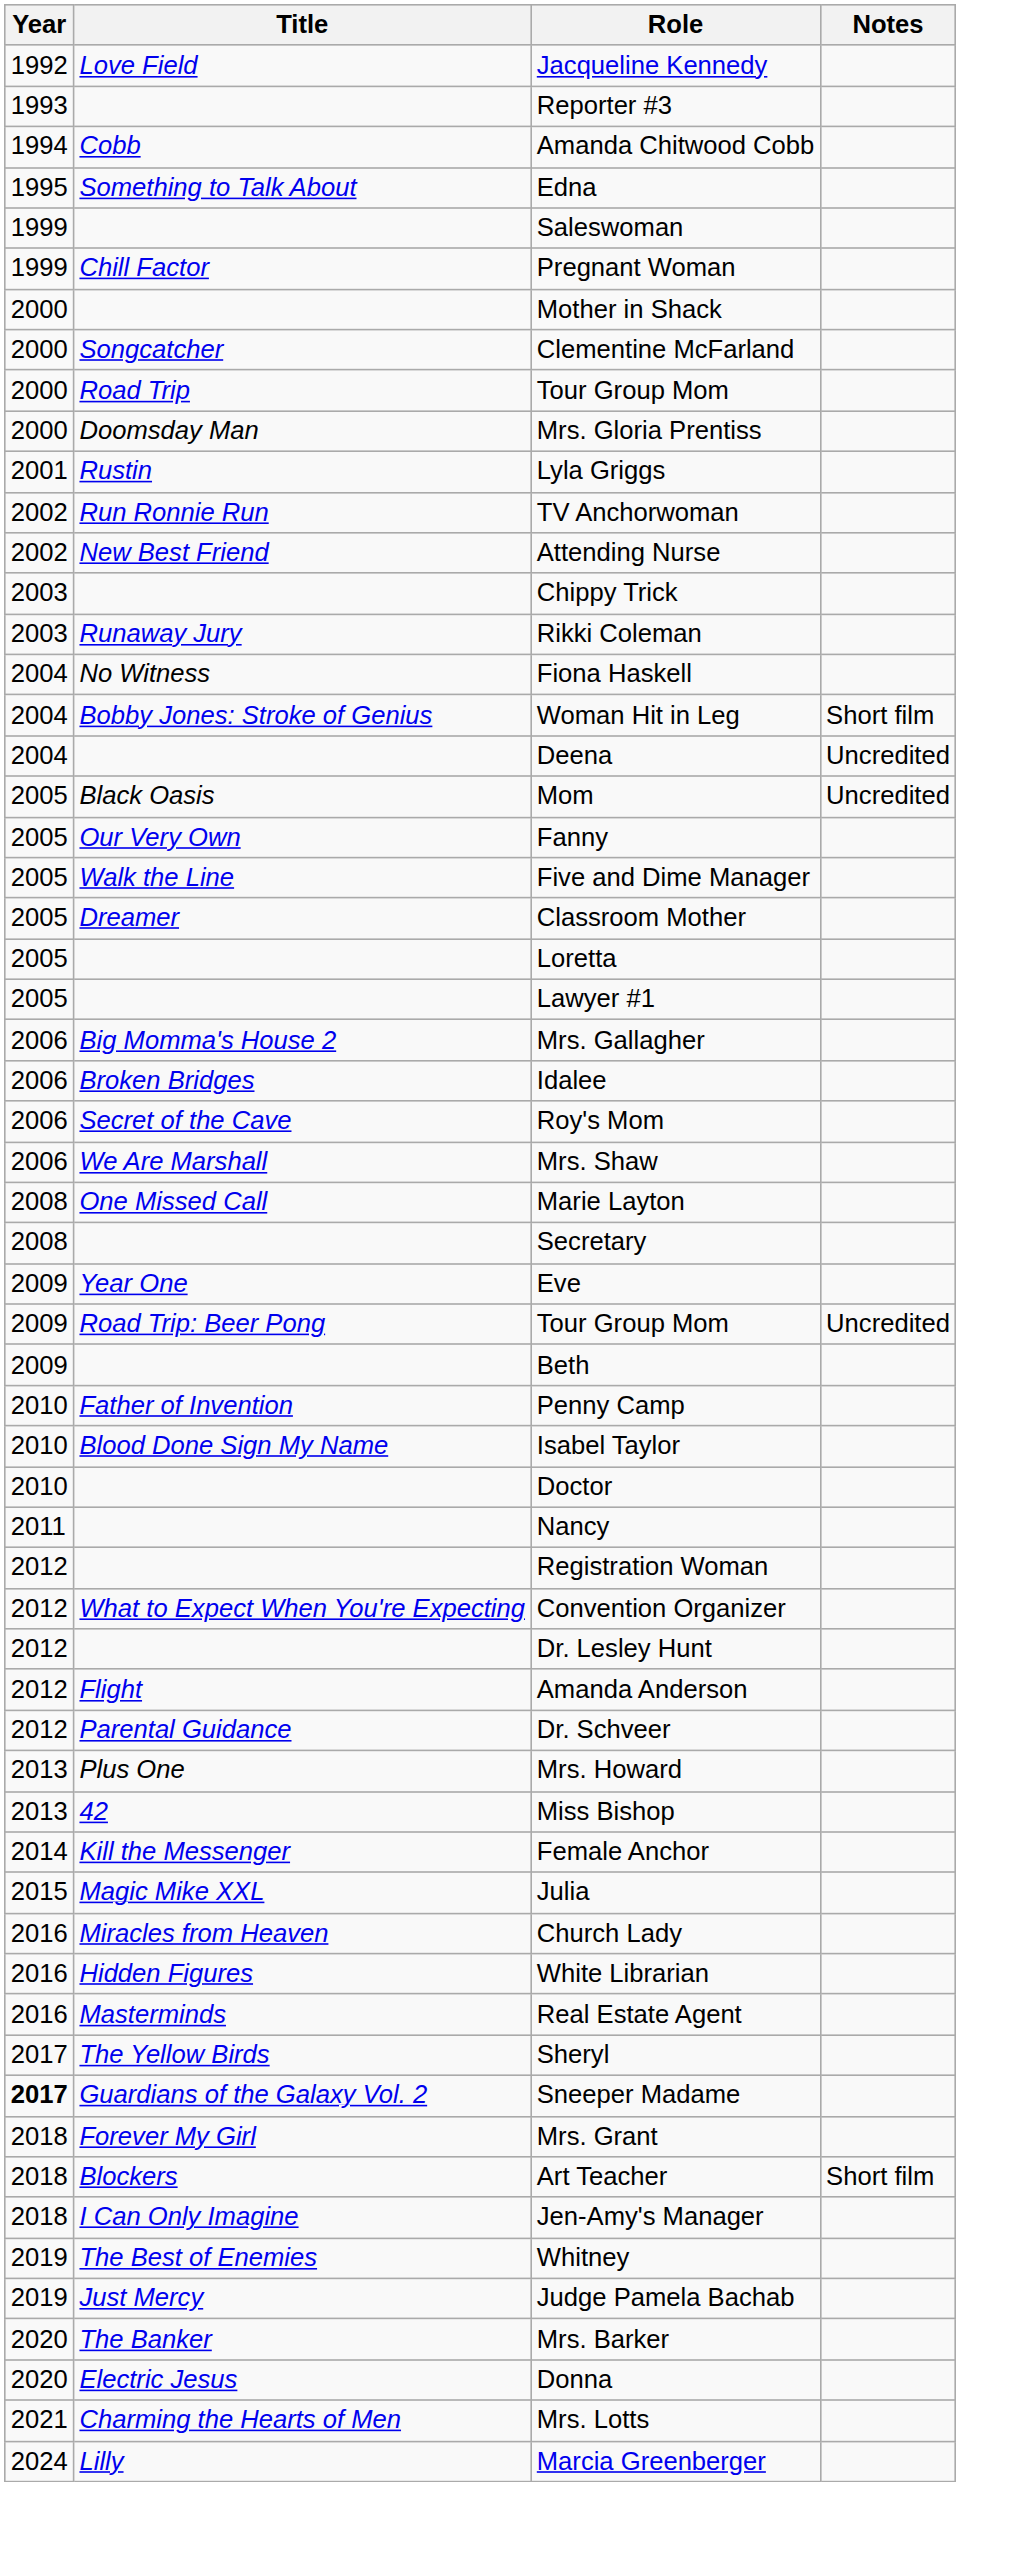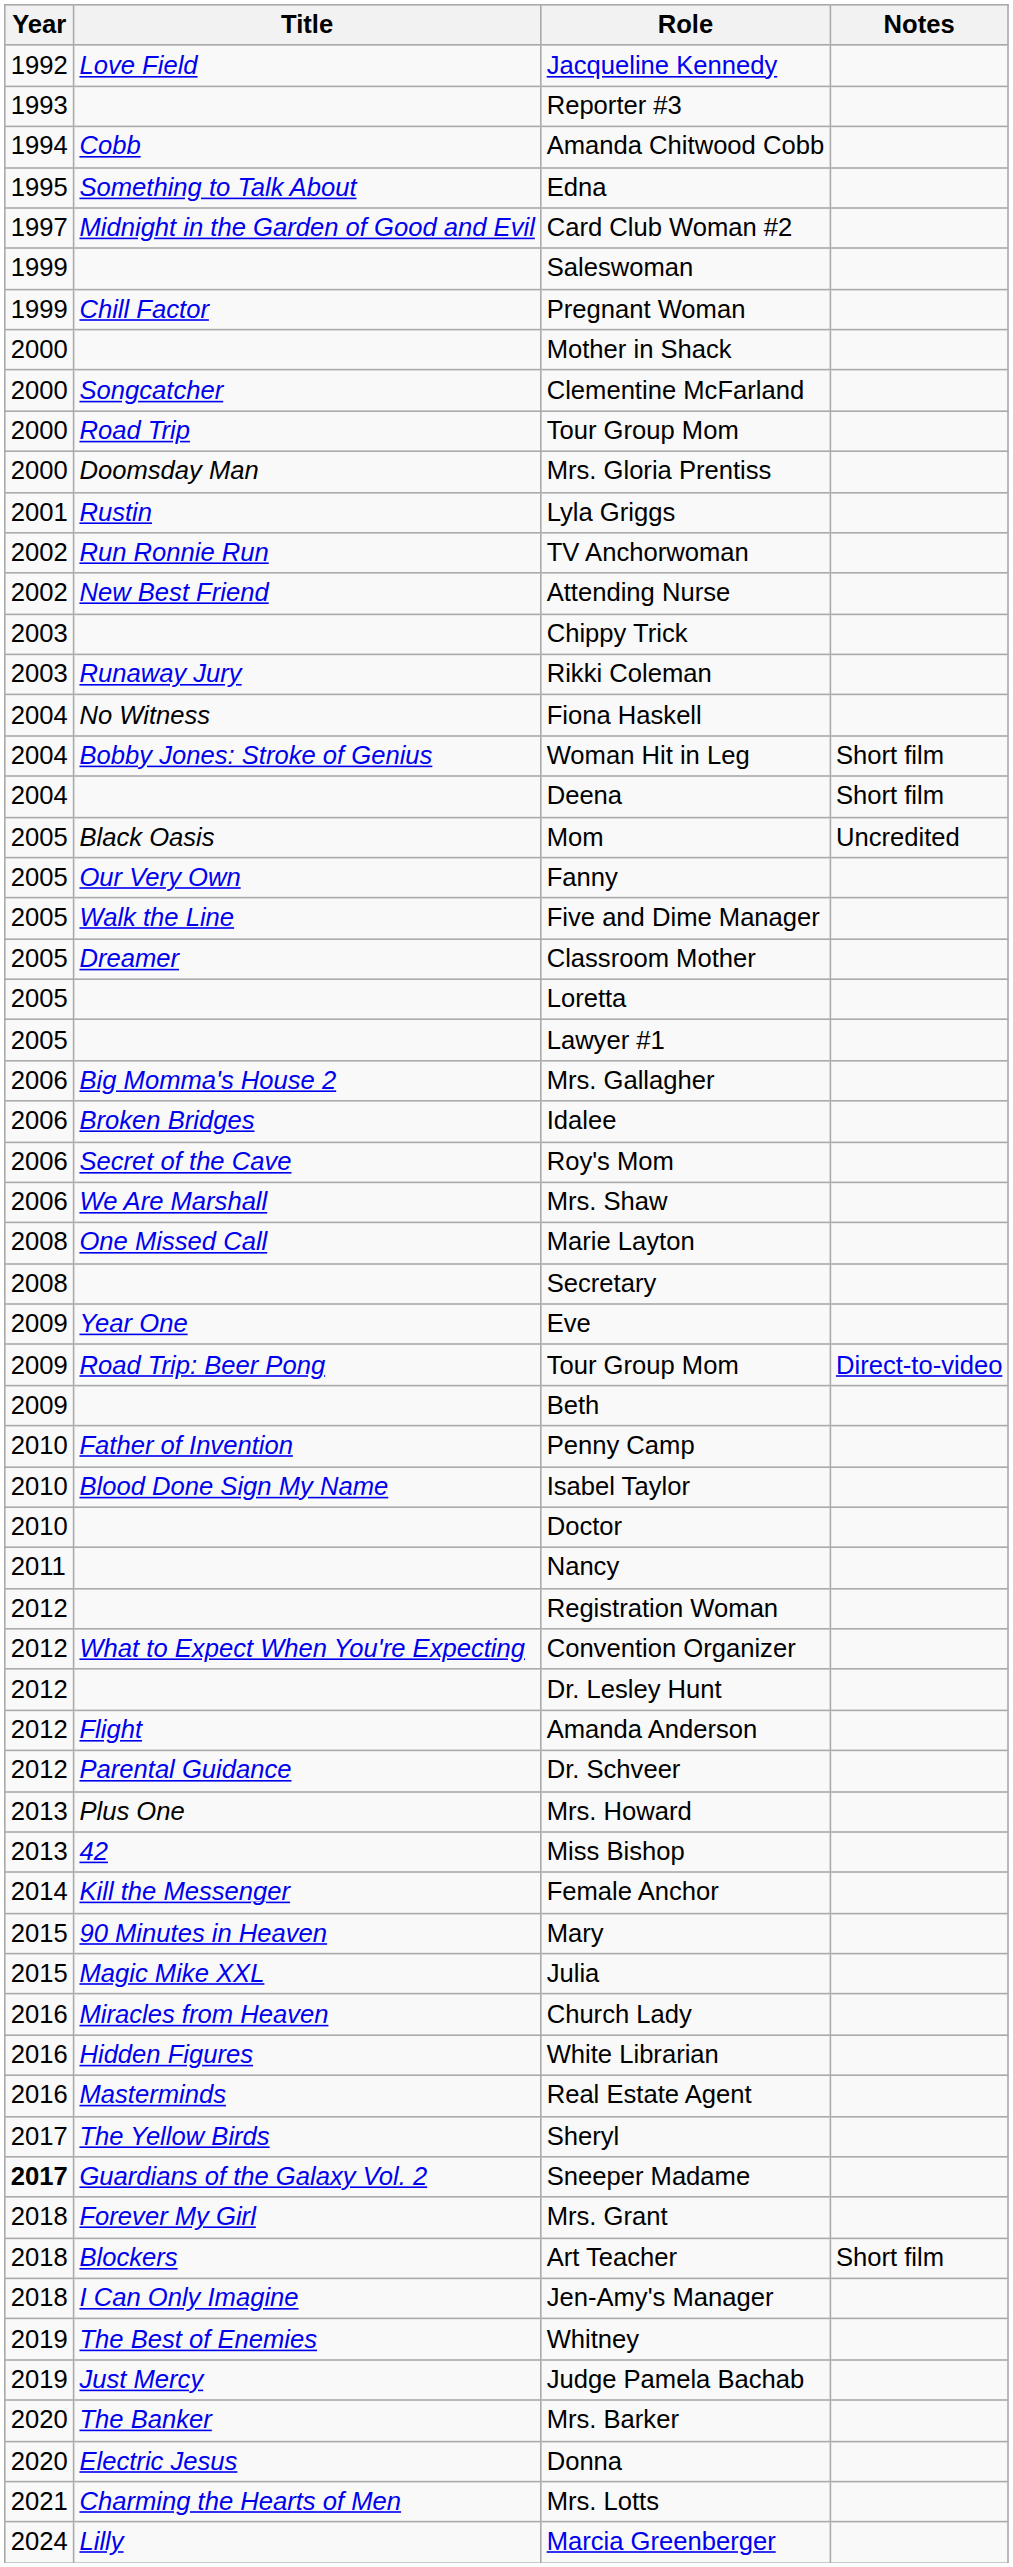+ row: (307, 227)
(888, 755) Uncredited -> (890, 796) Short film
(888, 1324) Uncredited -> (919, 1364) Direct-to-video
+ row: (203, 1932)
